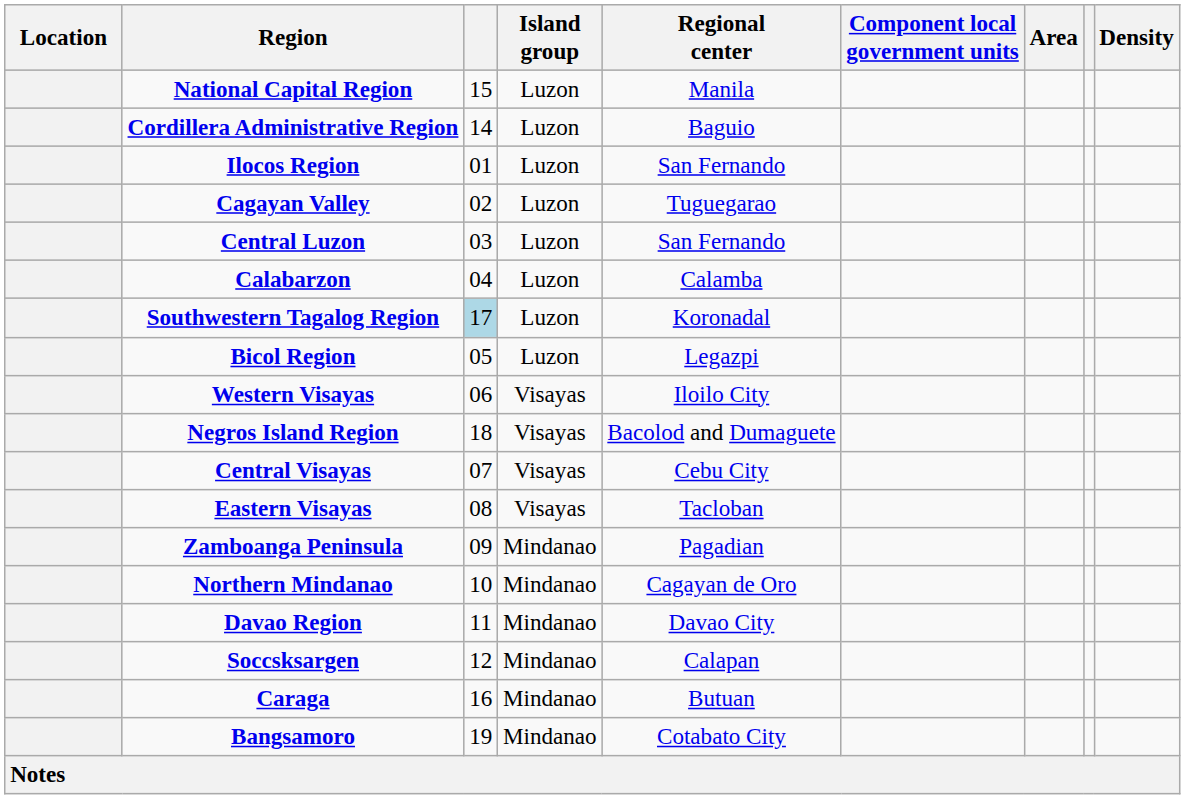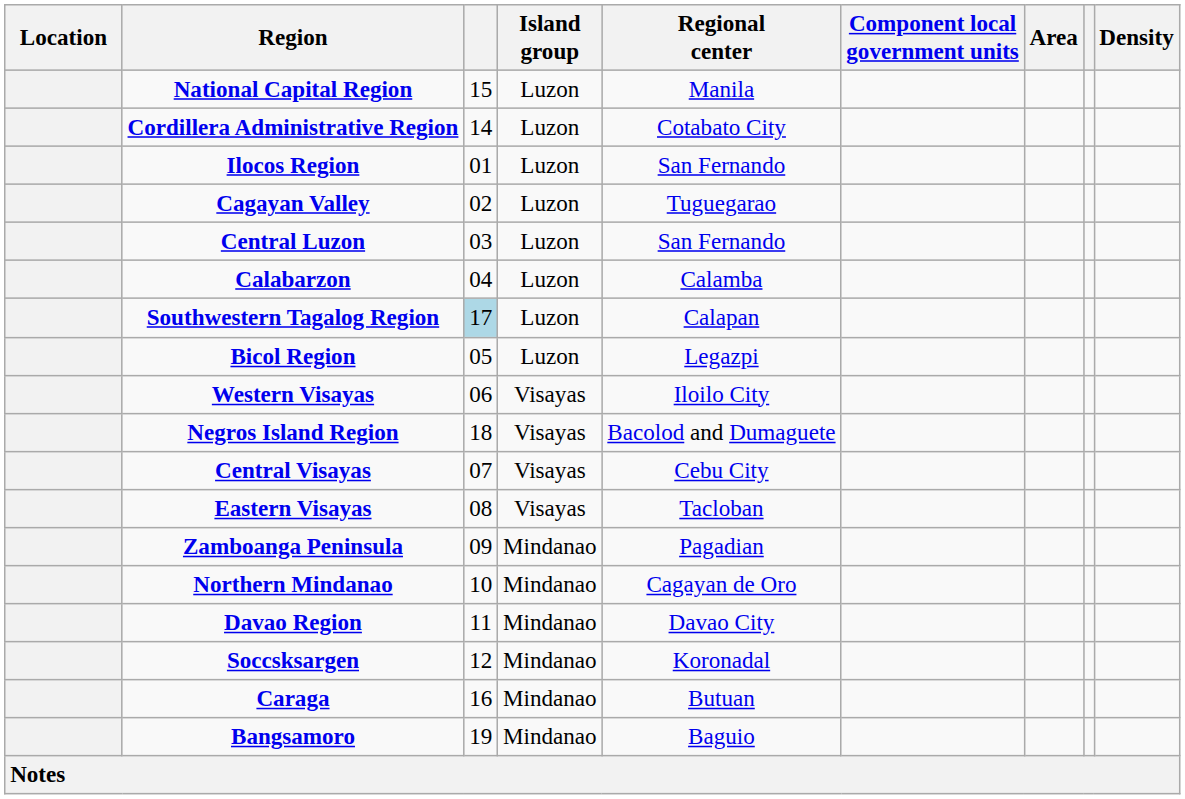(721, 127) Baguio -> (721, 127) Cotabato City
(721, 317) Koronadal -> (721, 317) Calapan
(721, 660) Calapan -> (721, 660) Koronadal
(721, 736) Cotabato City -> (721, 736) Baguio
